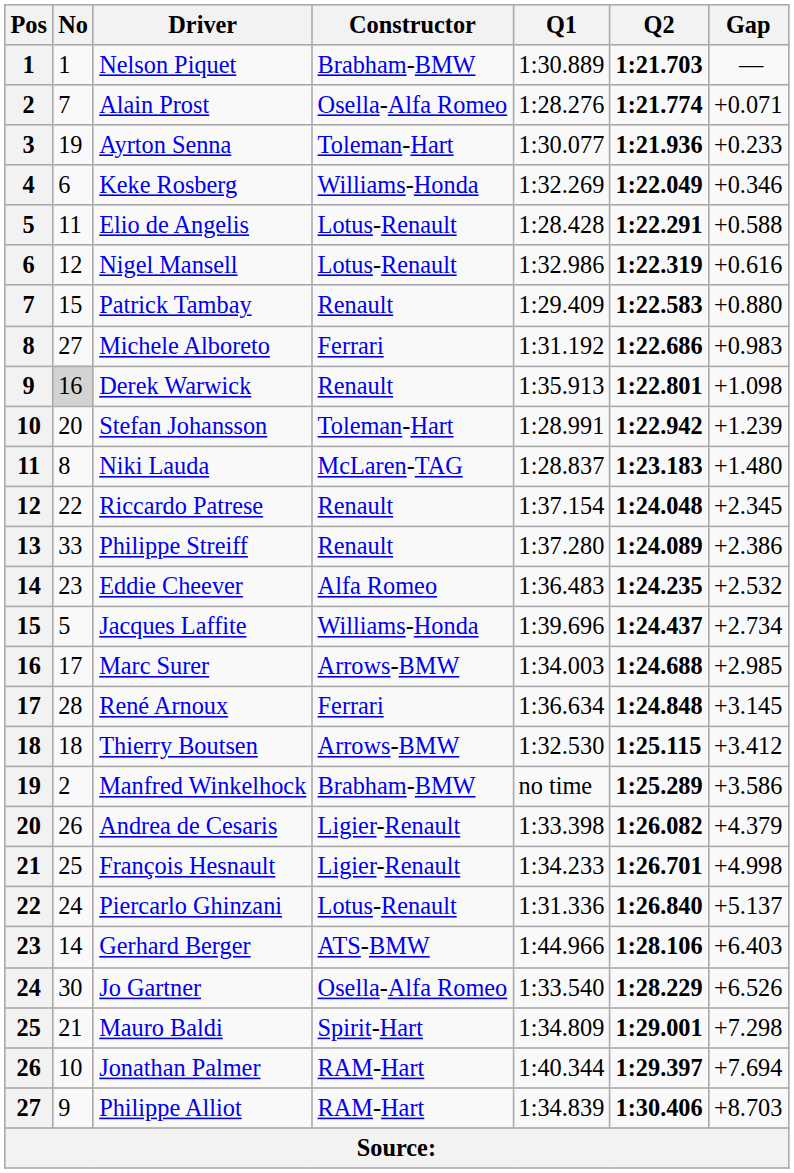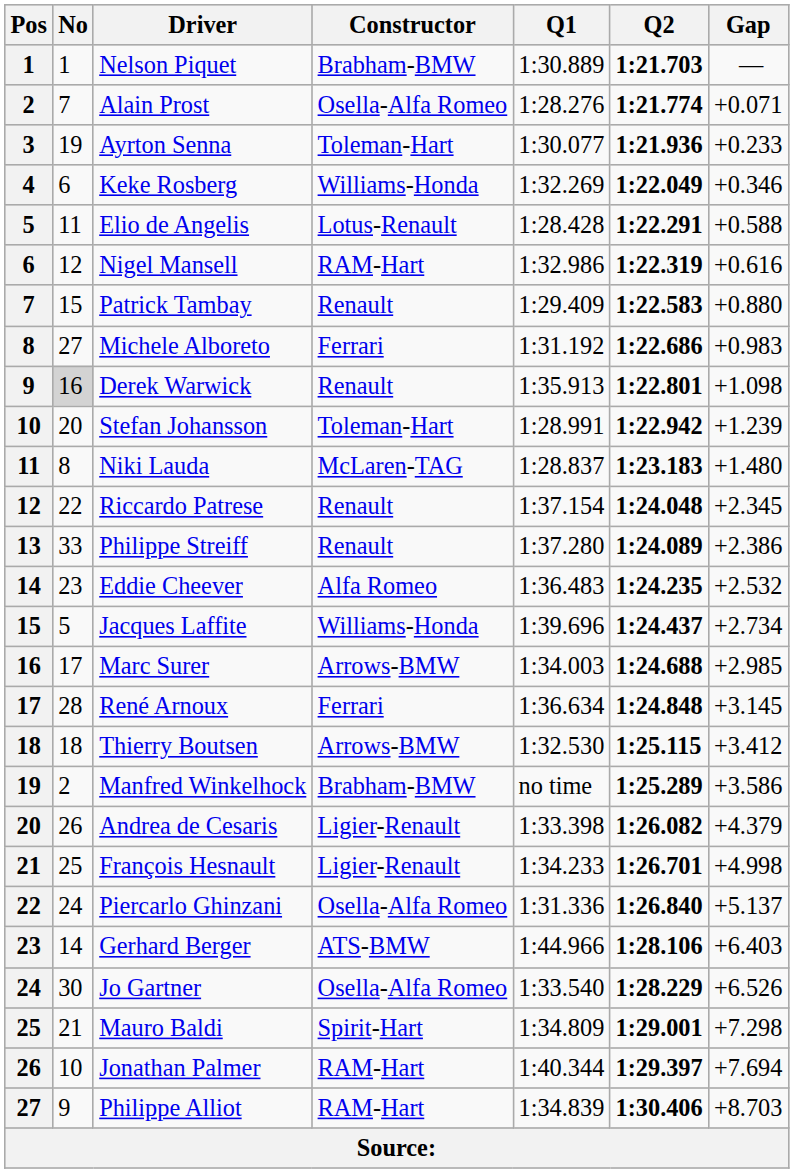(387, 265) Lotus-Renault -> (371, 265) RAM-Hart
(387, 906) Lotus-Renault -> (412, 906) Osella-Alfa Romeo
